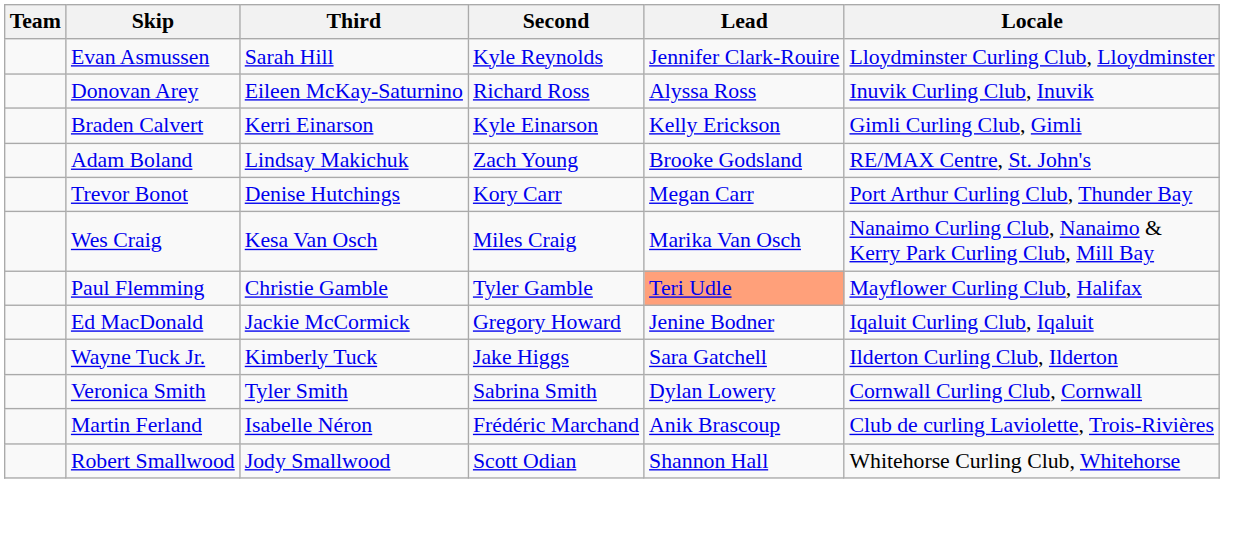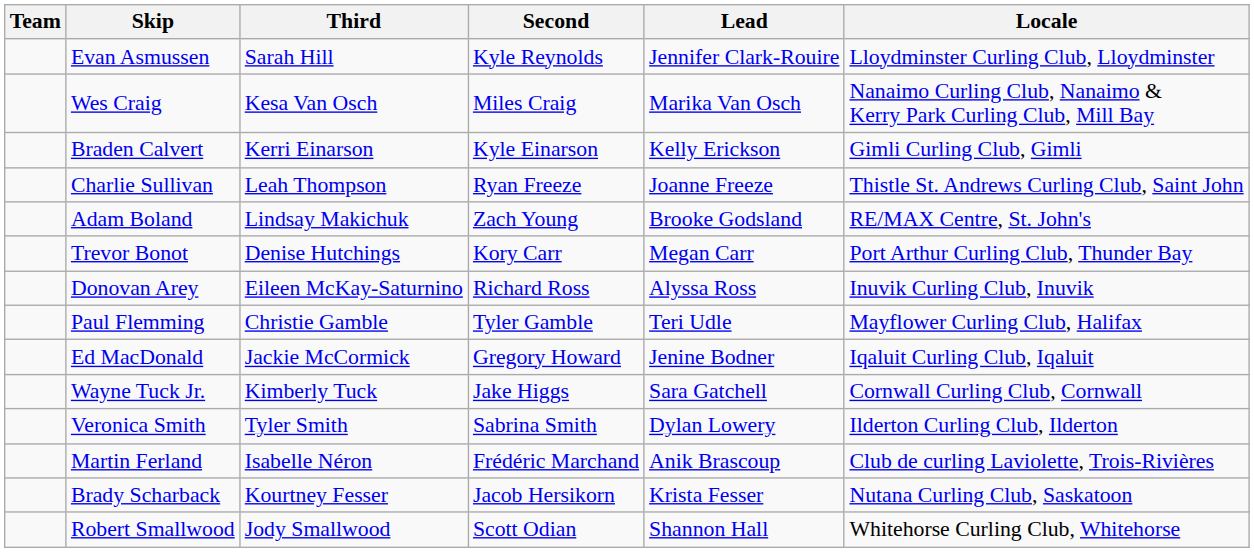rows swapped: (116, 241) <-> (135, 90)
+ row: (142, 184)
(690, 287) lightsalmon background -> (690, 322) no background
(984, 356) Ilderton Curling Club, Ilderton -> (996, 391) Cornwall Curling Club, Cornwall
(996, 391) Cornwall Curling Club, Cornwall -> (984, 425) Ilderton Curling Club, Ilderton
+ row: (146, 494)
